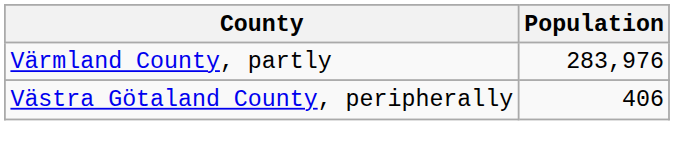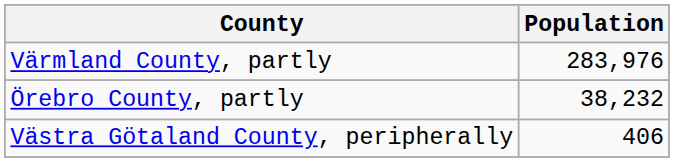+ row: (157, 100)
